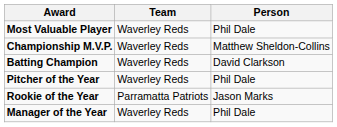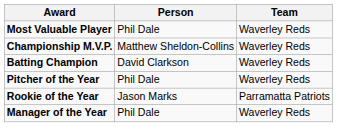columns swapped: (271, 12) <-> (163, 12)
